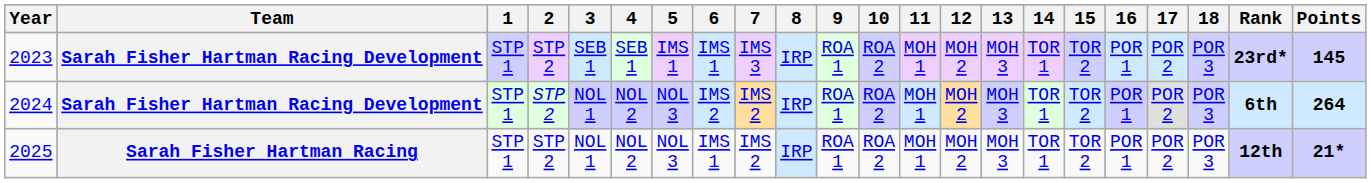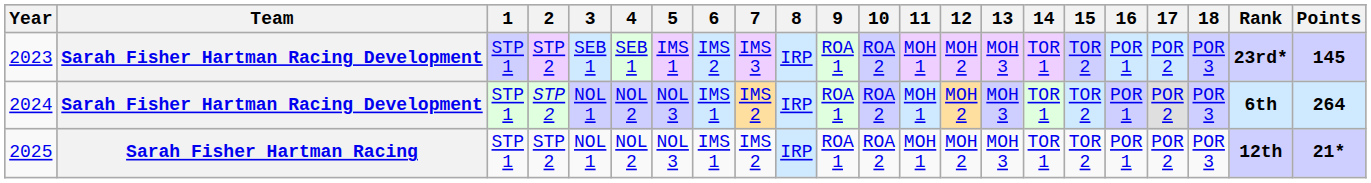(714, 57) IMS 1 -> (714, 57) IMS 2
(714, 105) IMS 2 -> (714, 105) IMS 1
